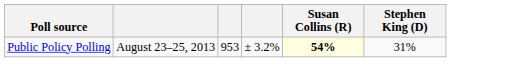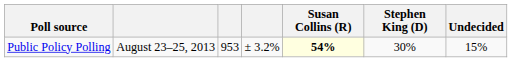+ column: (476, 27)
(405, 47) 31% -> (405, 47) 30%
